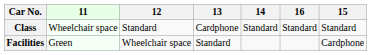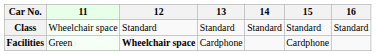columns swapped: (343, 12) <-> (299, 12)
(217, 27) Cardphone -> (217, 27) Standard
(157, 43) normal -> (159, 43) bold
(213, 43) Standard -> (221, 43) Cardphone
